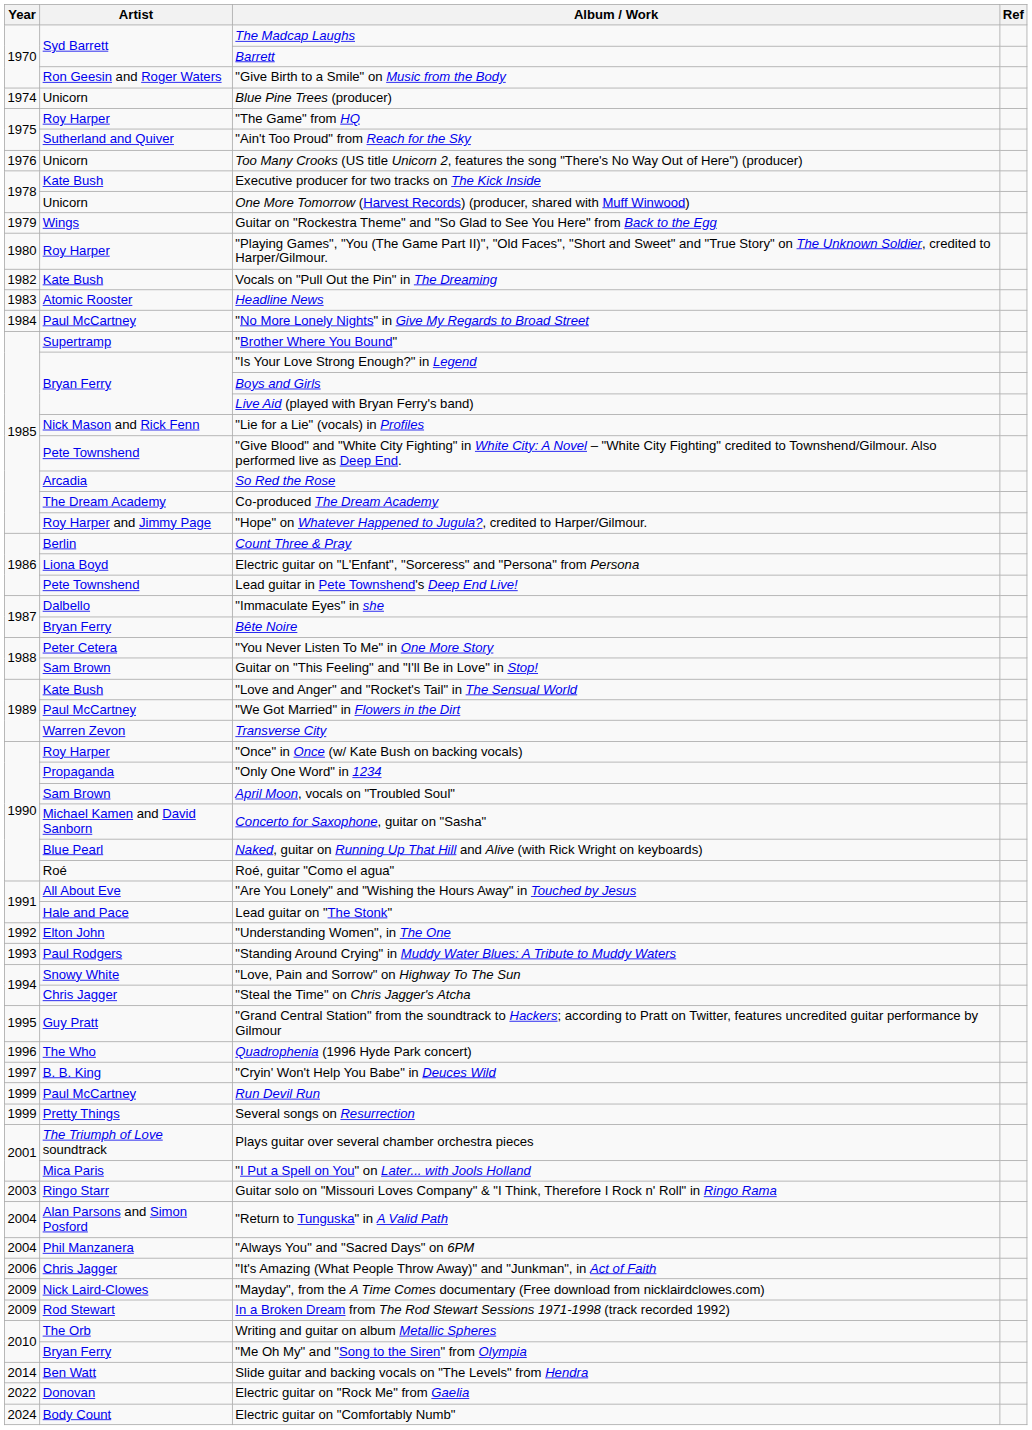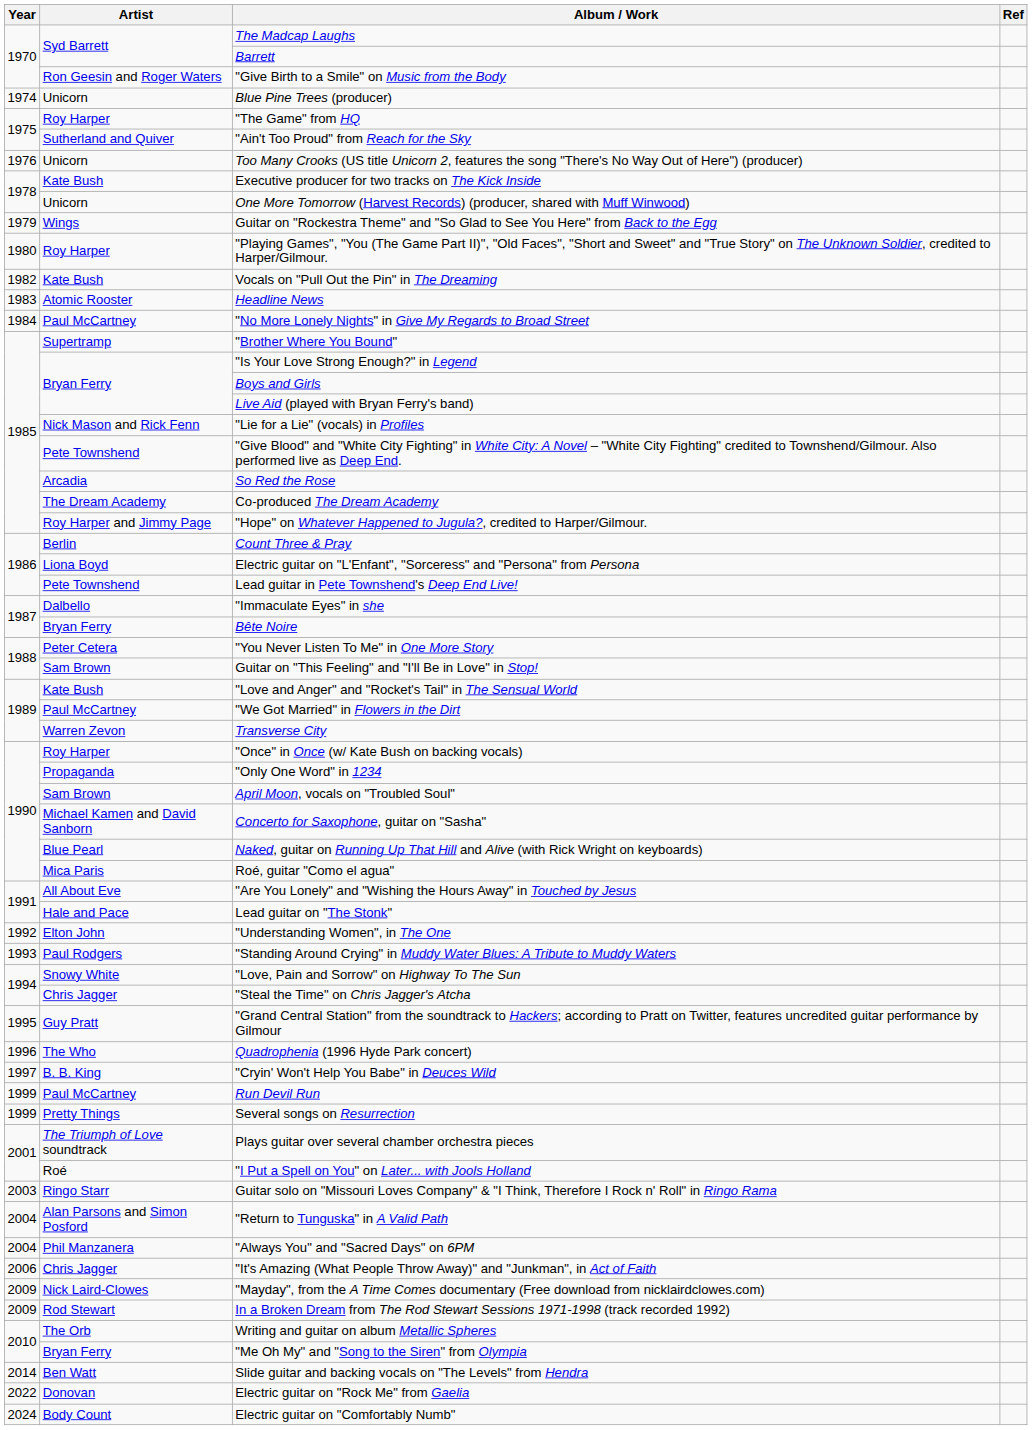(55, 870) Roé -> (73, 870) Mica Paris
(73, 1170) Mica Paris -> (55, 1170) Roé
